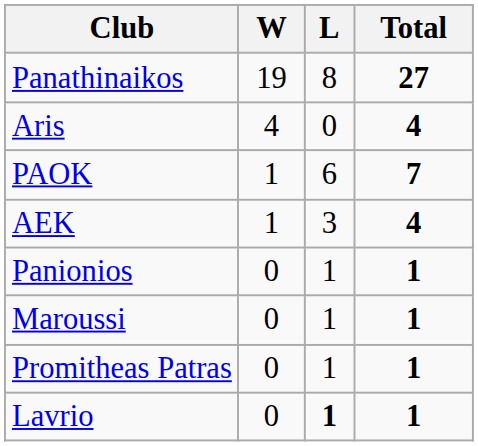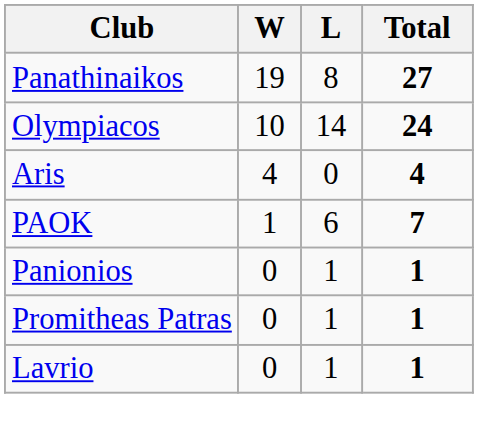+ row: (86, 125)
- row: (43, 222)
- row: (69, 319)
(329, 416) bold -> (331, 367) normal
